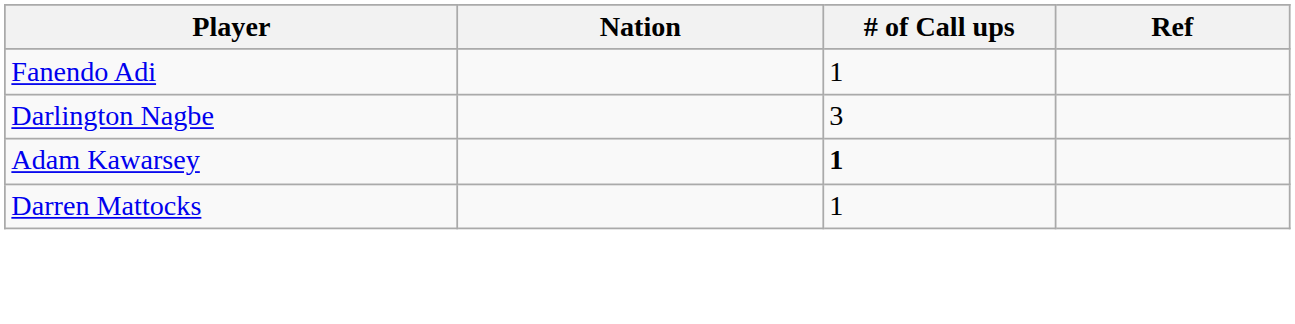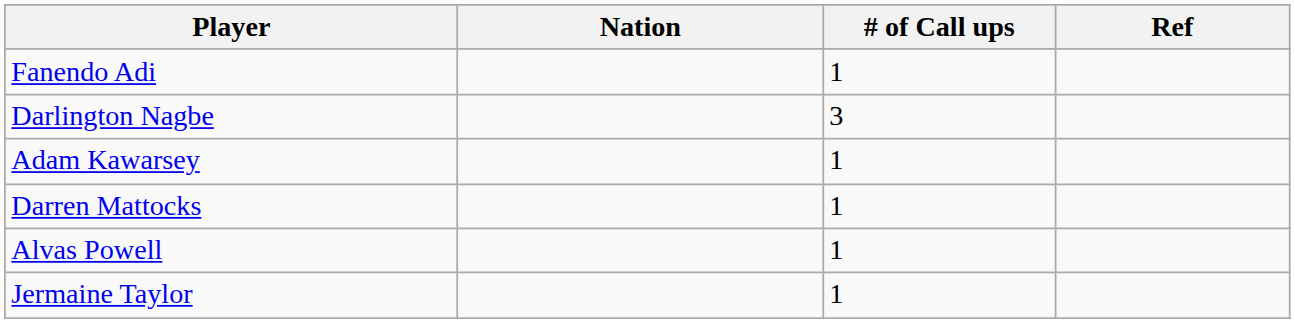(836, 160) bold -> (836, 160) normal
+ row: (87, 250)
+ row: (102, 294)
